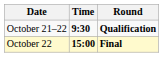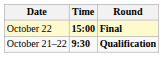rows swapped: (37, 28) <-> (29, 44)
